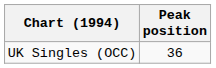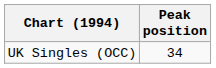(175, 53) 36 -> (175, 53) 34
